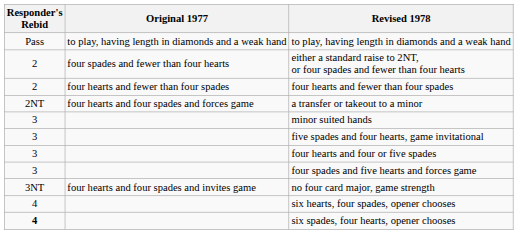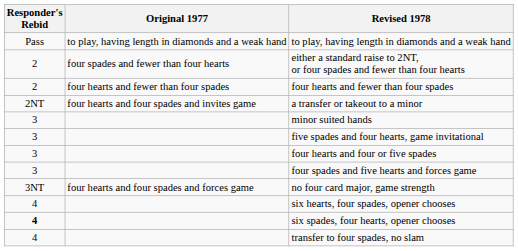(160, 103) four hearts and four spades and forces game -> (162, 103) four hearts and four spades and invites game
(162, 187) four hearts and four spades and invites game -> (160, 187) four hearts and four spades and forces game
+ row: (358, 237)
